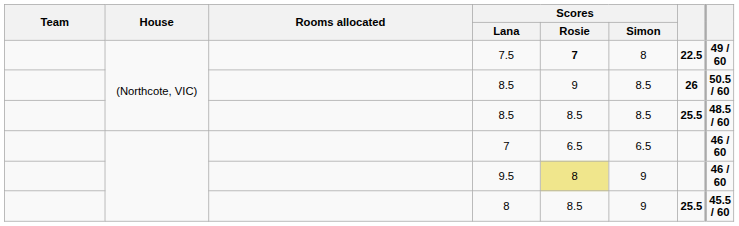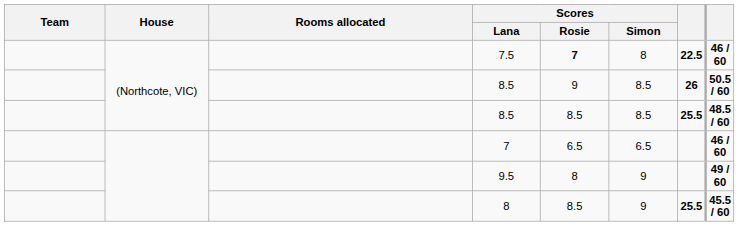(720, 55) 49 / 60 -> (720, 55) 46 / 60
(575, 176) khaki background -> (575, 176) no background
(720, 176) 46 / 60 -> (720, 176) 49 / 60
